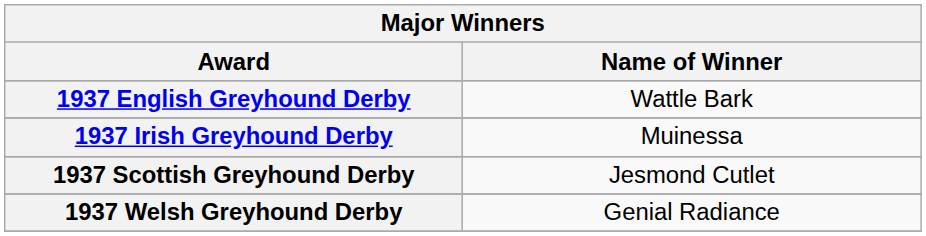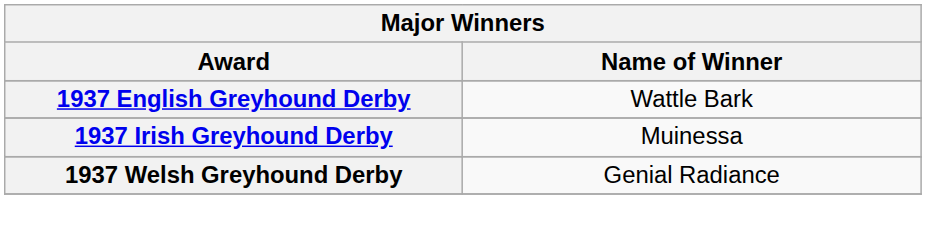- row: (234, 174)
